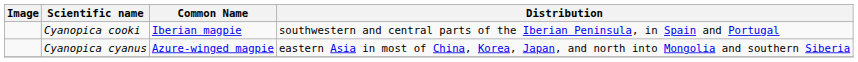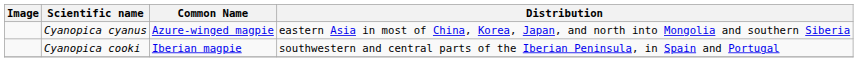rows swapped: (95, 48) <-> (92, 30)
